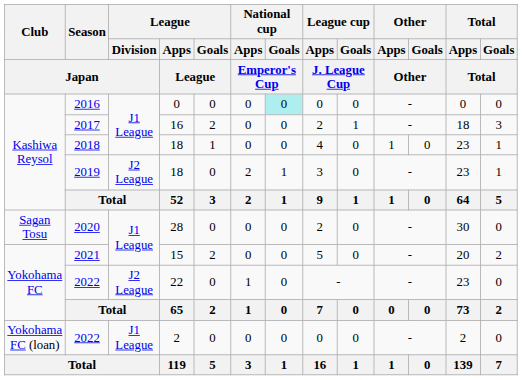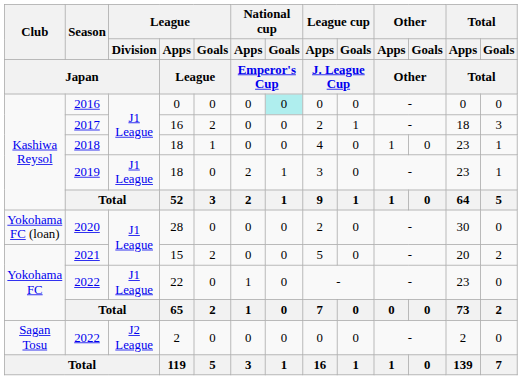(134, 172) J2 League -> (134, 172) J1 League
(35, 227) Sagan Tosu -> (35, 227) Yokohama FC (loan)
(134, 282) J2 League -> (134, 282) J1 League
(35, 337) Yokohama FC (loan) -> (35, 337) Sagan Tosu
(134, 337) J1 League -> (134, 337) J2 League
